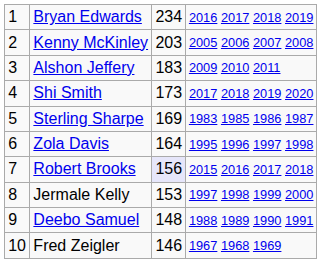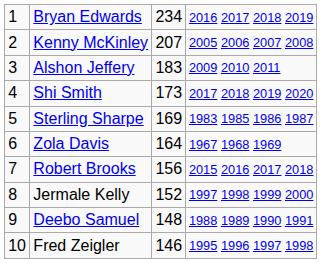(169, 42) 203 -> (169, 42) 207
(251, 144) 1995 1996 1997 1998 -> (235, 144) 1967 1968 1969
(169, 169) lavender background -> (169, 169) no background
(169, 194) 153 -> (169, 194) 152
(235, 246) 1967 1968 1969 -> (251, 246) 1995 1996 1997 1998
